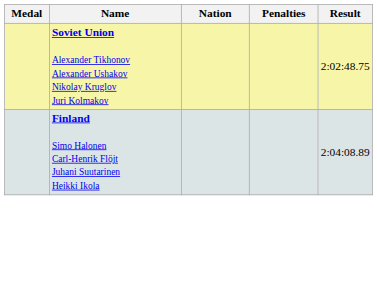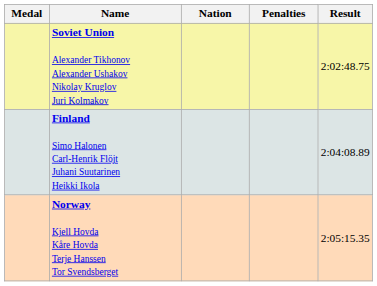+ row: (85, 238)
